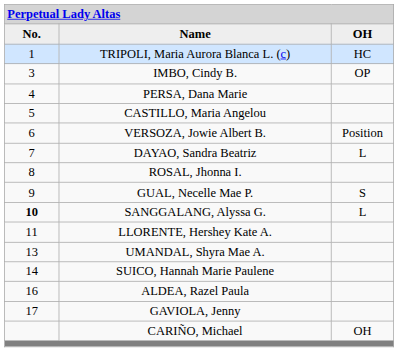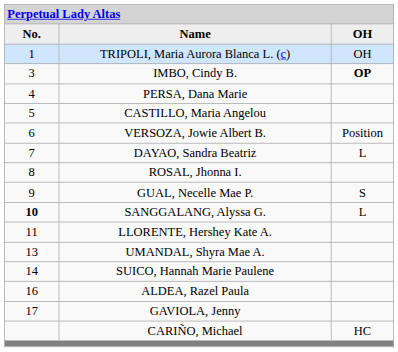(362, 53) HC -> (362, 53) OH
(362, 73) normal -> (362, 73) bold
(362, 331) OH -> (362, 331) HC
